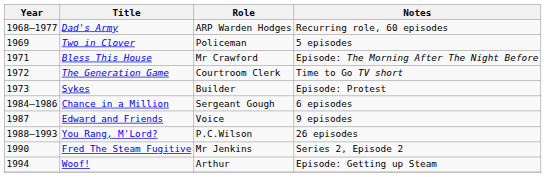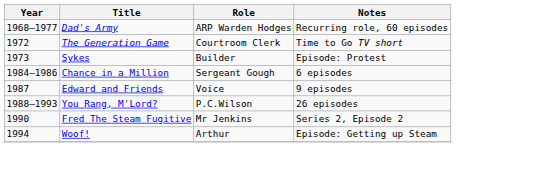- row: (98, 42)
- row: (107, 58)
